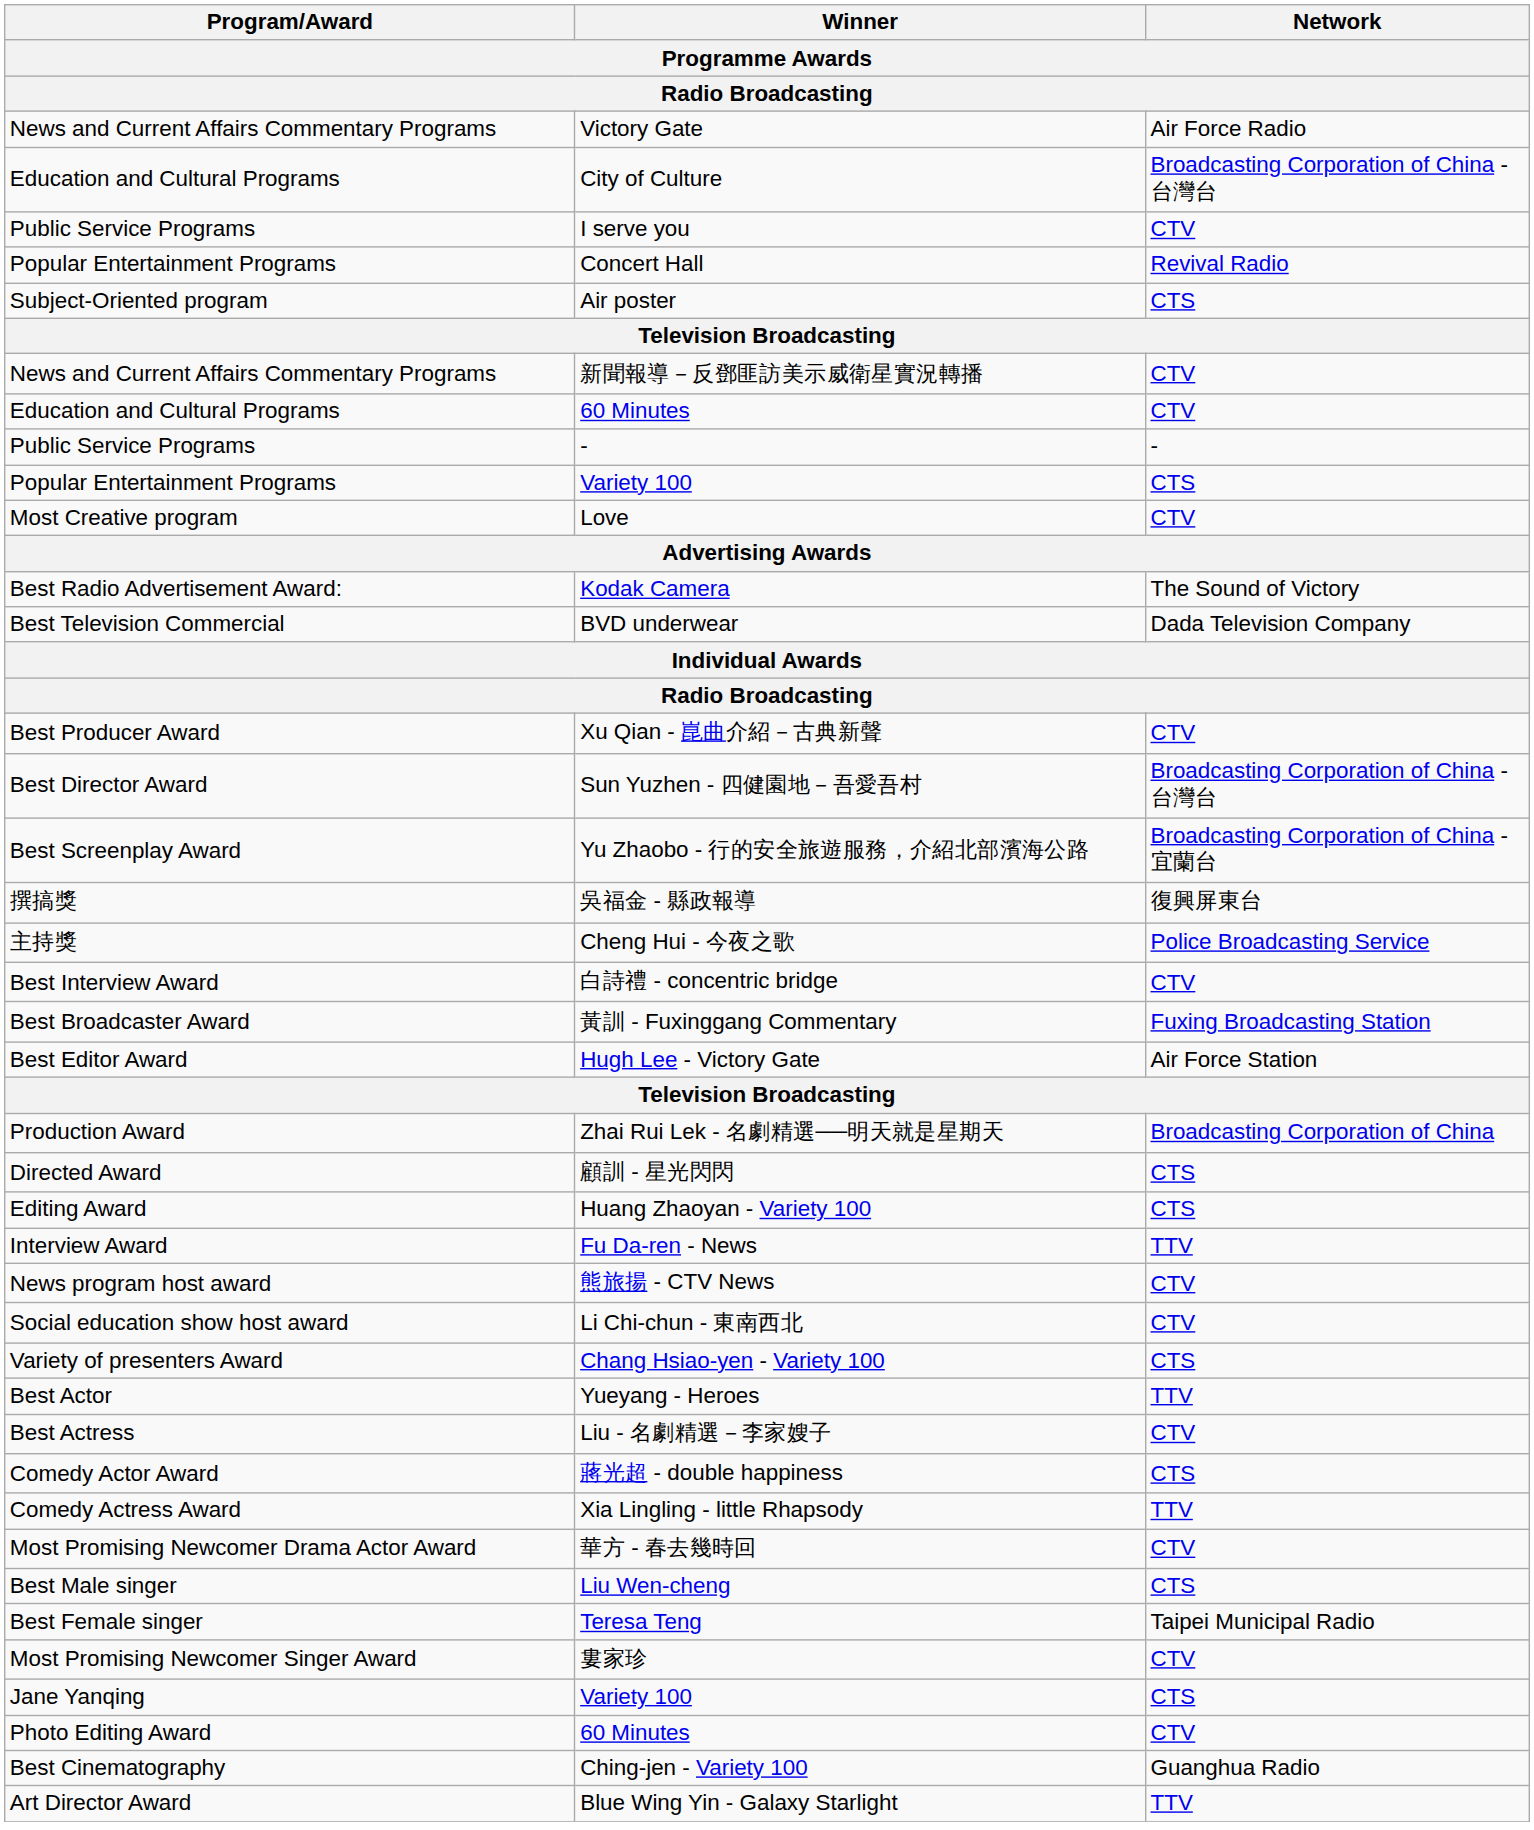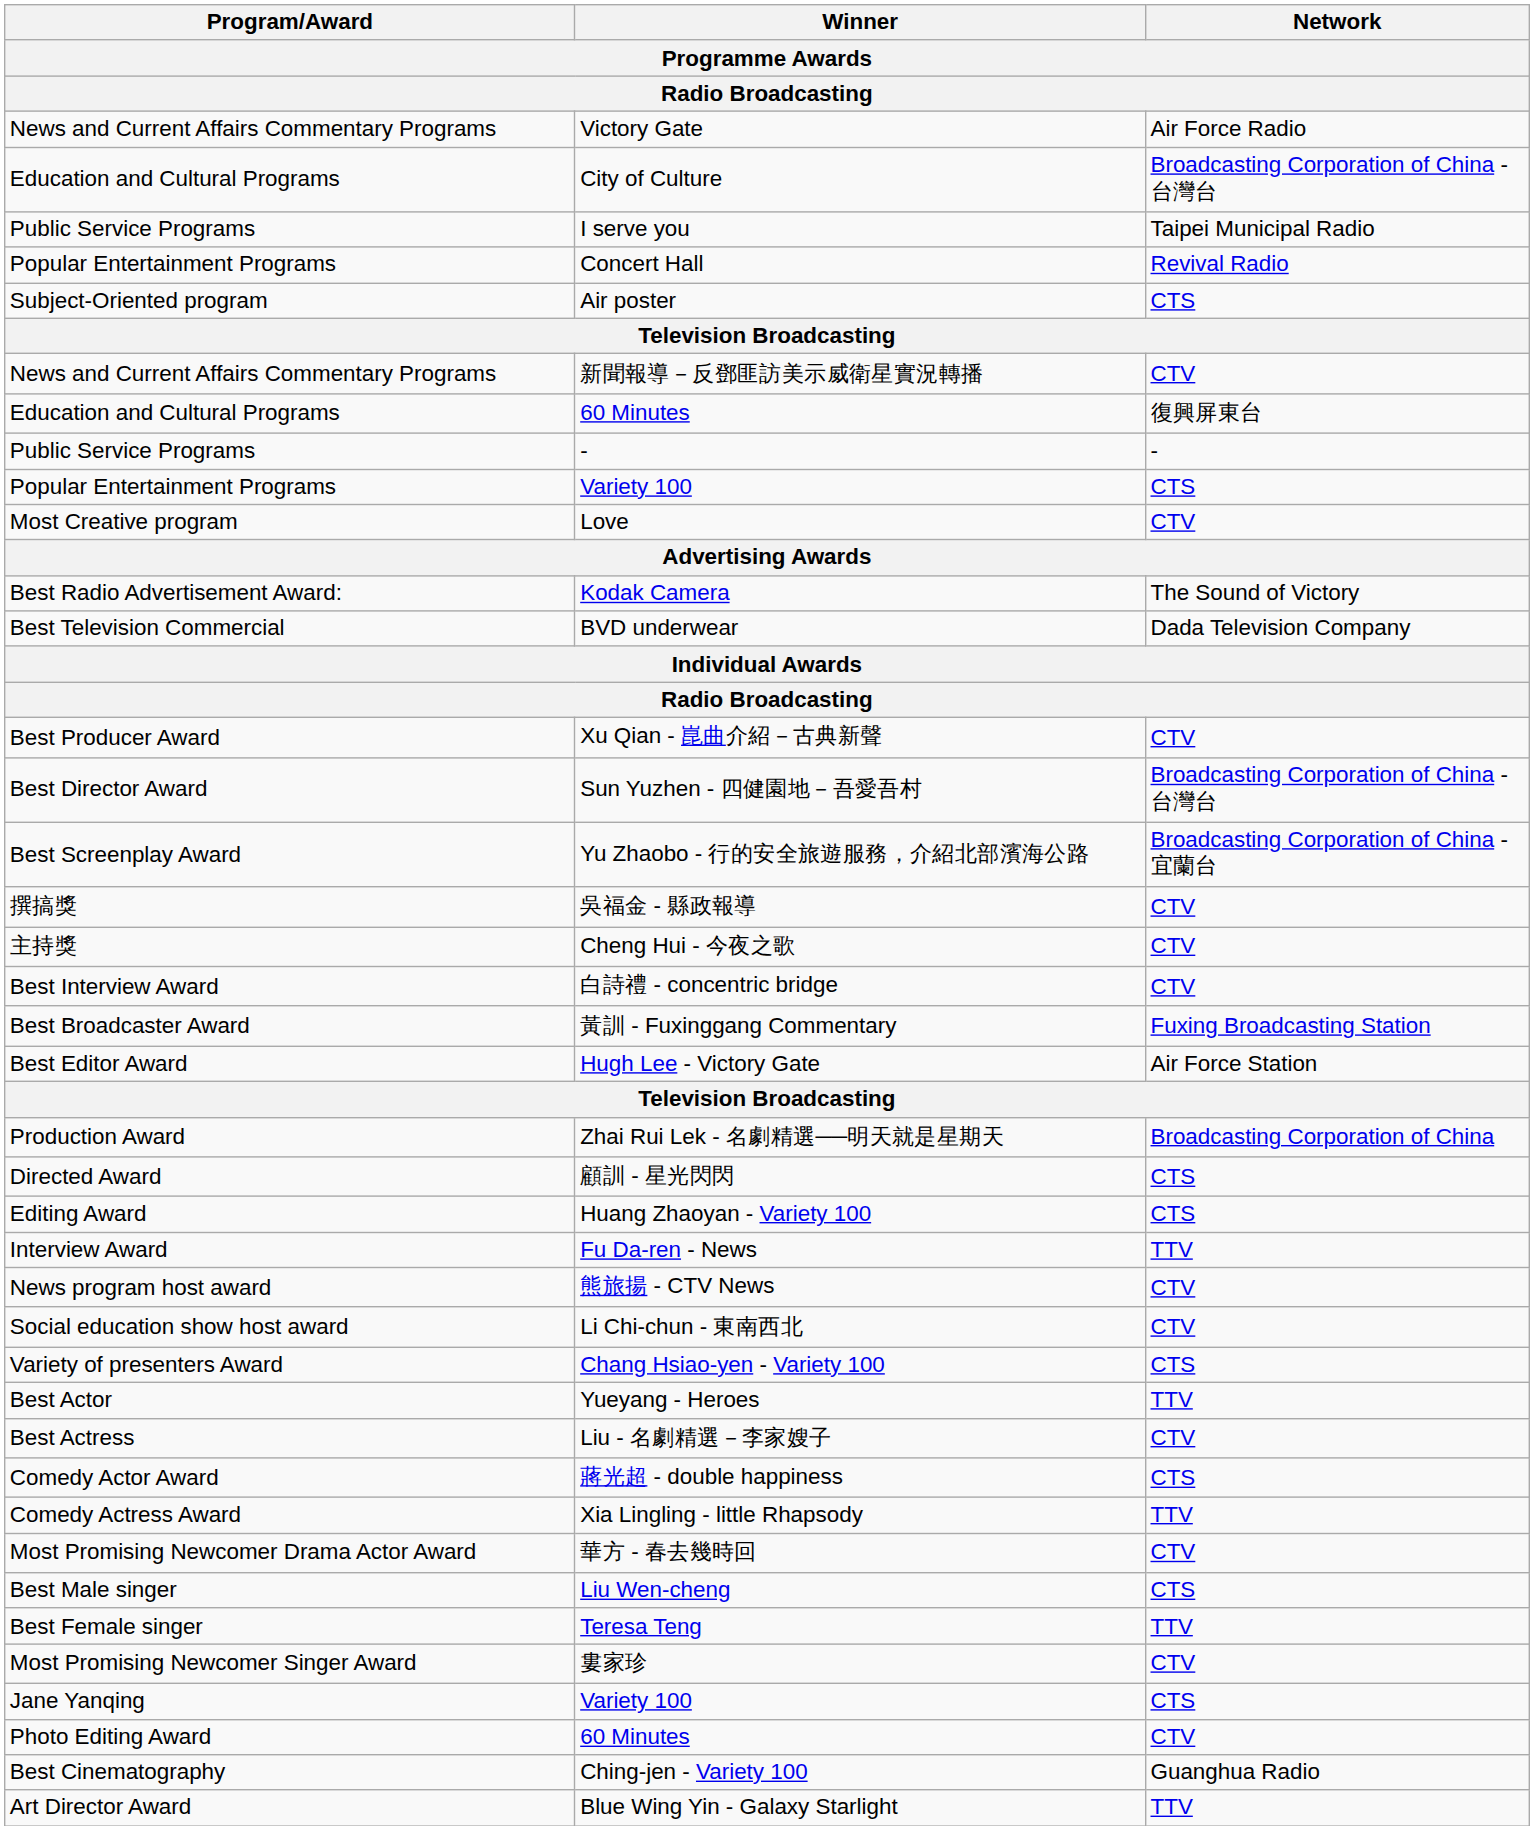(1173, 229) CTV -> (1263, 229) Taipei Municipal Radio
(1173, 411) CTV -> (1207, 412) 復興屏東台
(1207, 901) 復興屏東台 -> (1173, 906) CTV
(1290, 942) Police Broadcasting Service -> (1173, 946) CTV
(1263, 1621) Taipei Municipal Radio -> (1172, 1625) TTV
